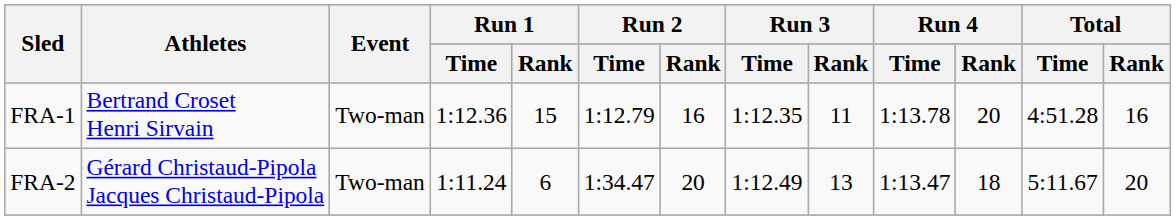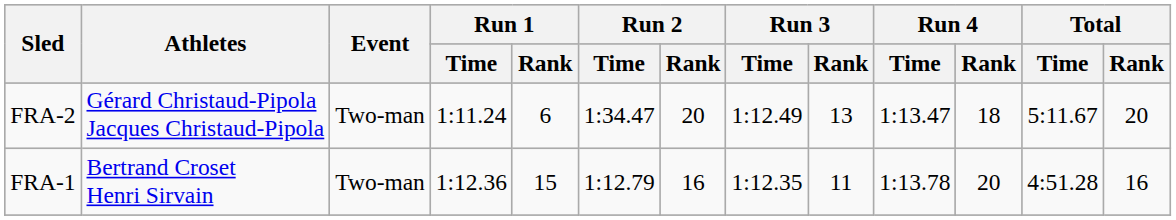rows swapped: (43, 115) <-> (43, 181)
